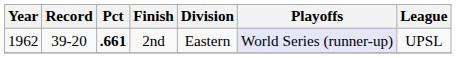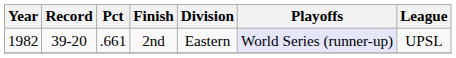(23, 40) 1962 -> (23, 40) 1982
(113, 40) bold -> (113, 40) normal
